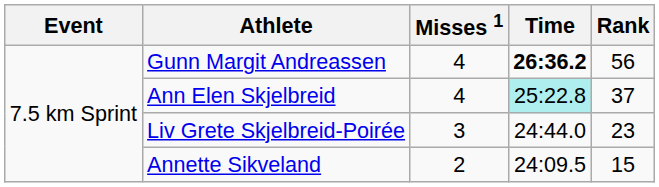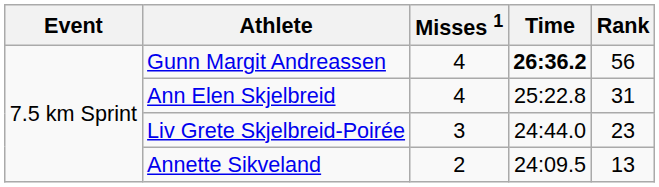(550, 96) paleturquoise background -> (550, 96) no background
(623, 96) 37 -> (623, 96) 31
(623, 164) 15 -> (623, 164) 13
